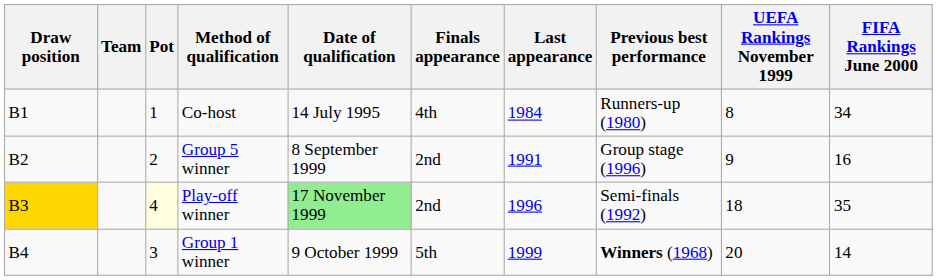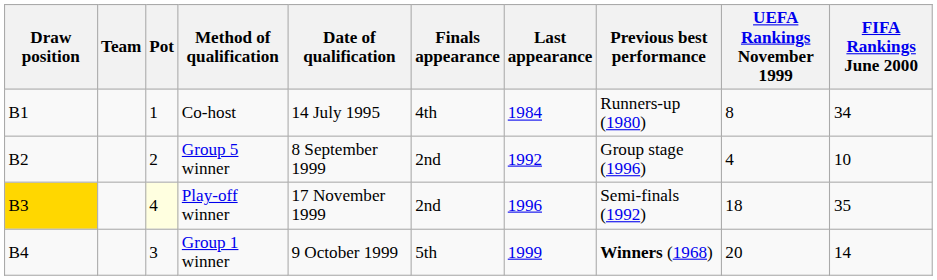(525, 159) 1991 -> (525, 159) 1992
(730, 159) 9 -> (730, 159) 4
(843, 159) 16 -> (843, 159) 10
(338, 205) lightgreen background -> (338, 205) no background
